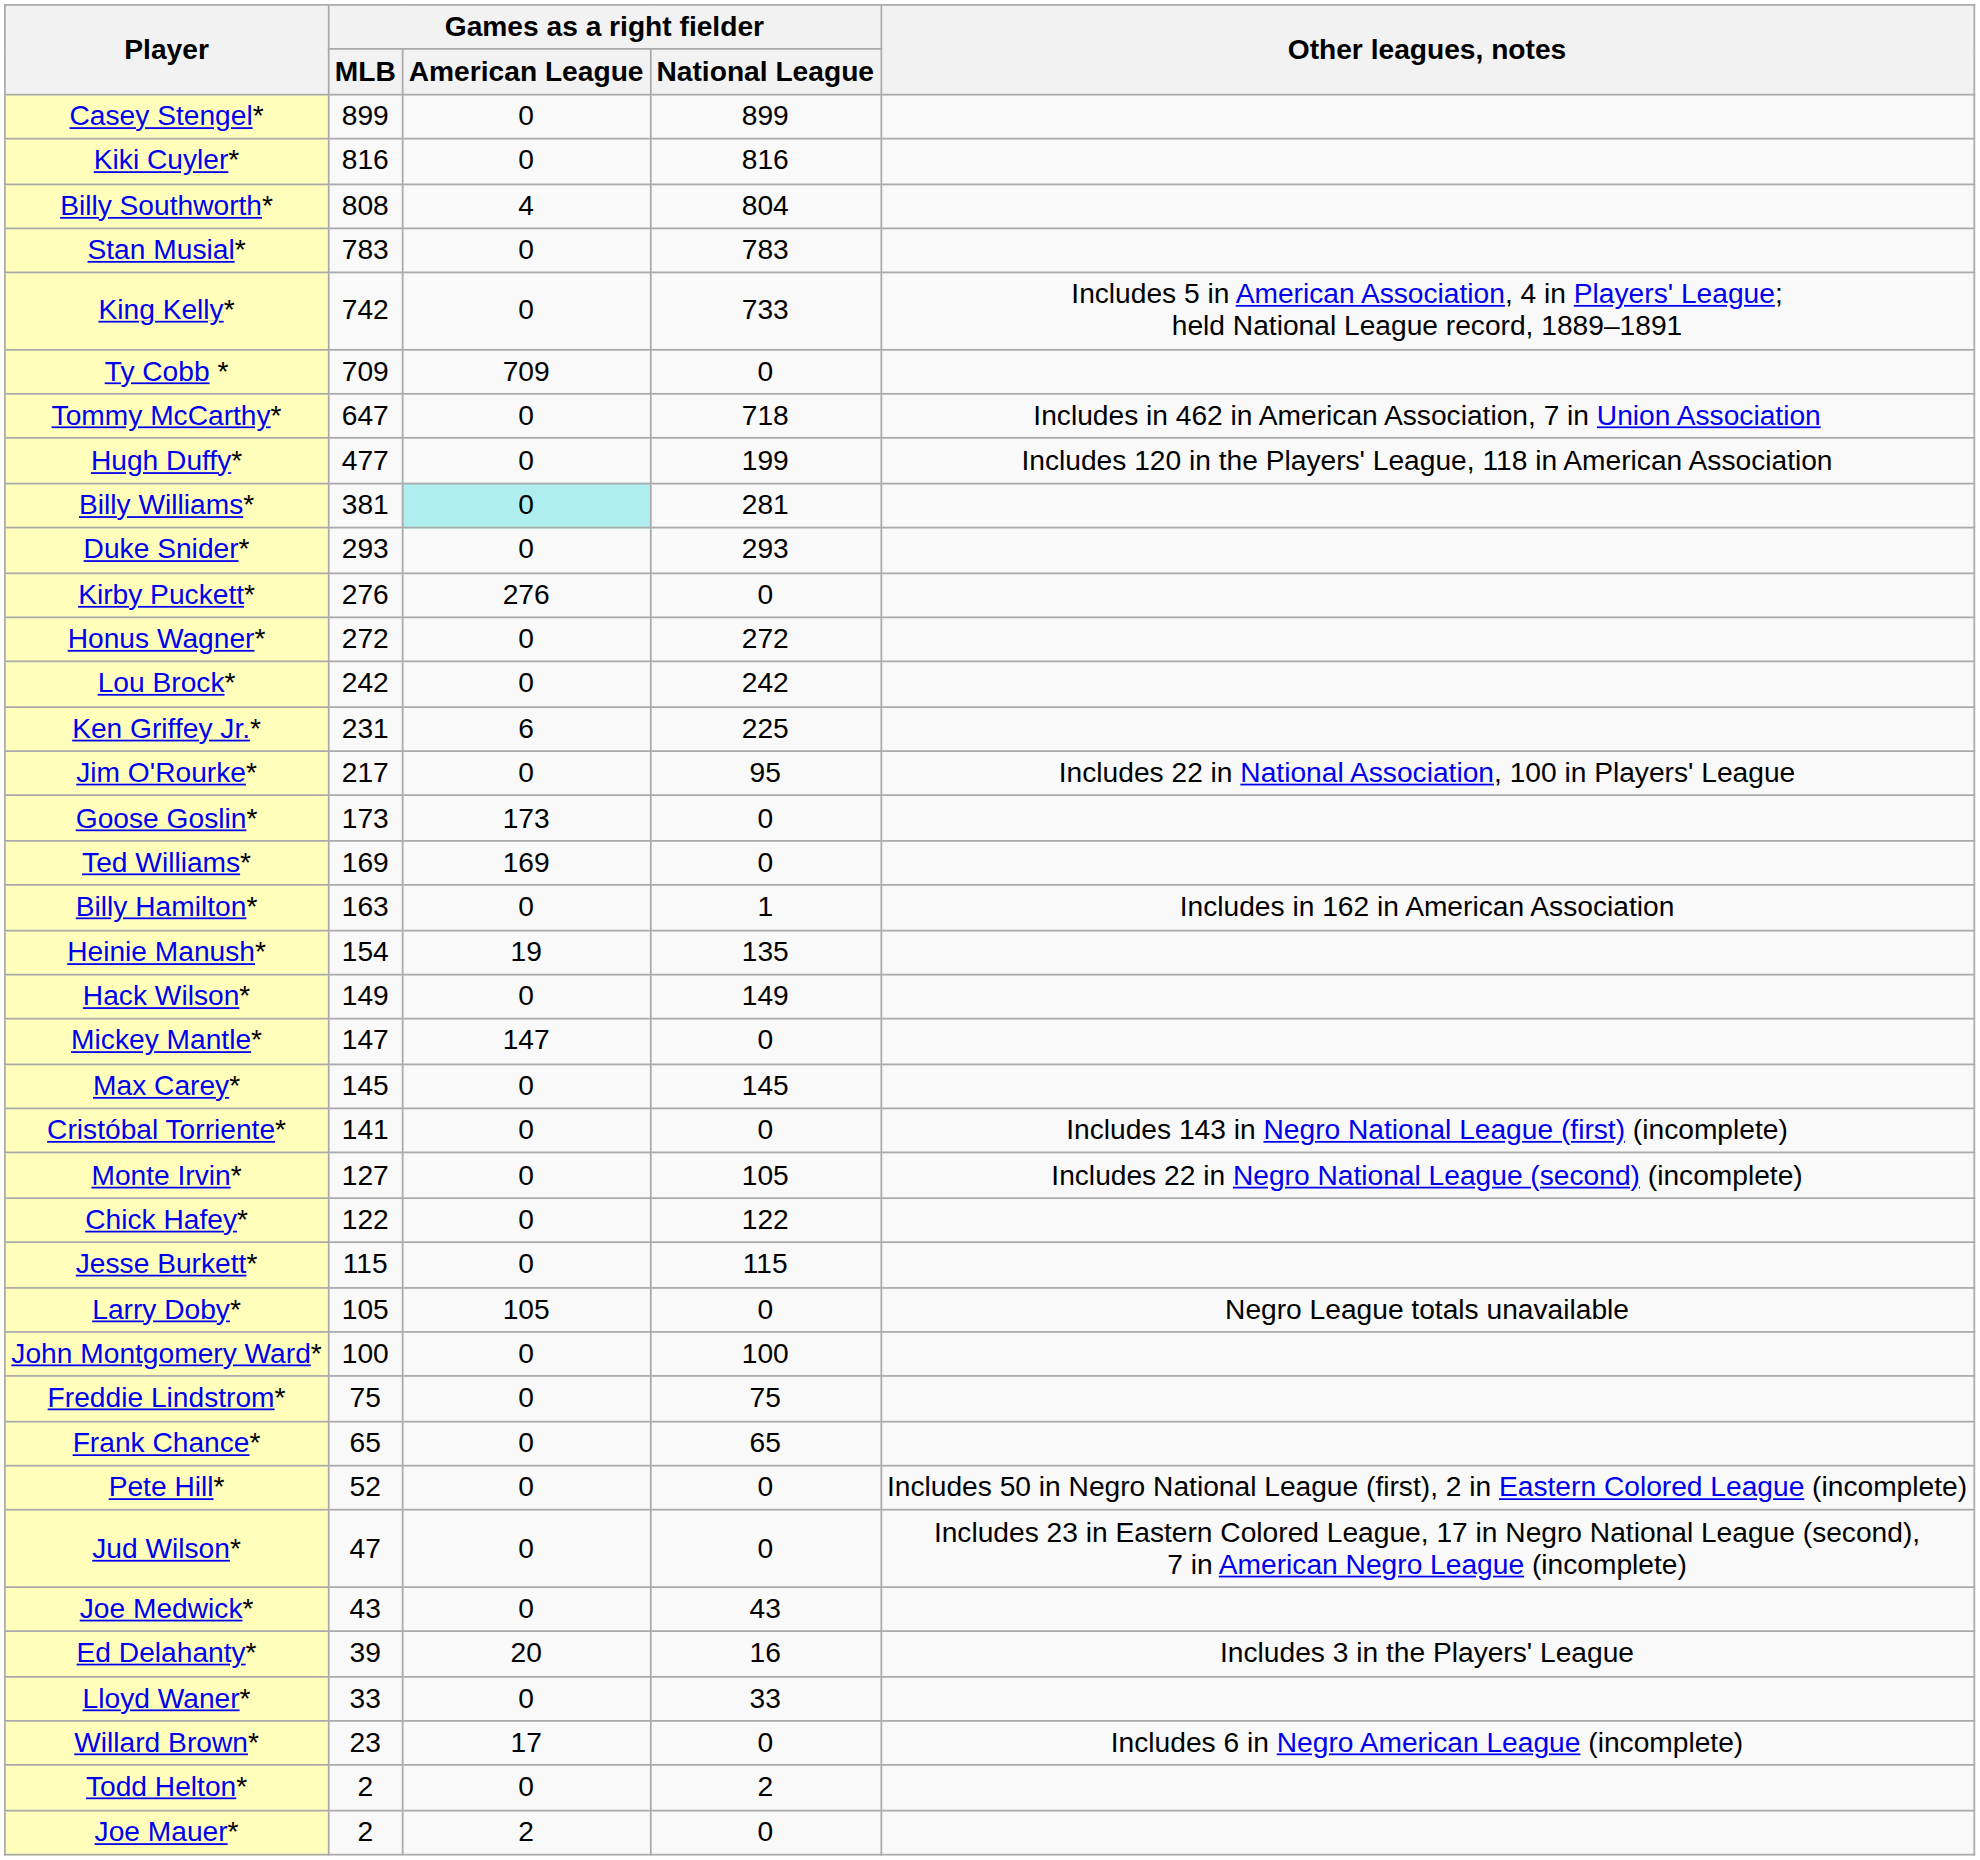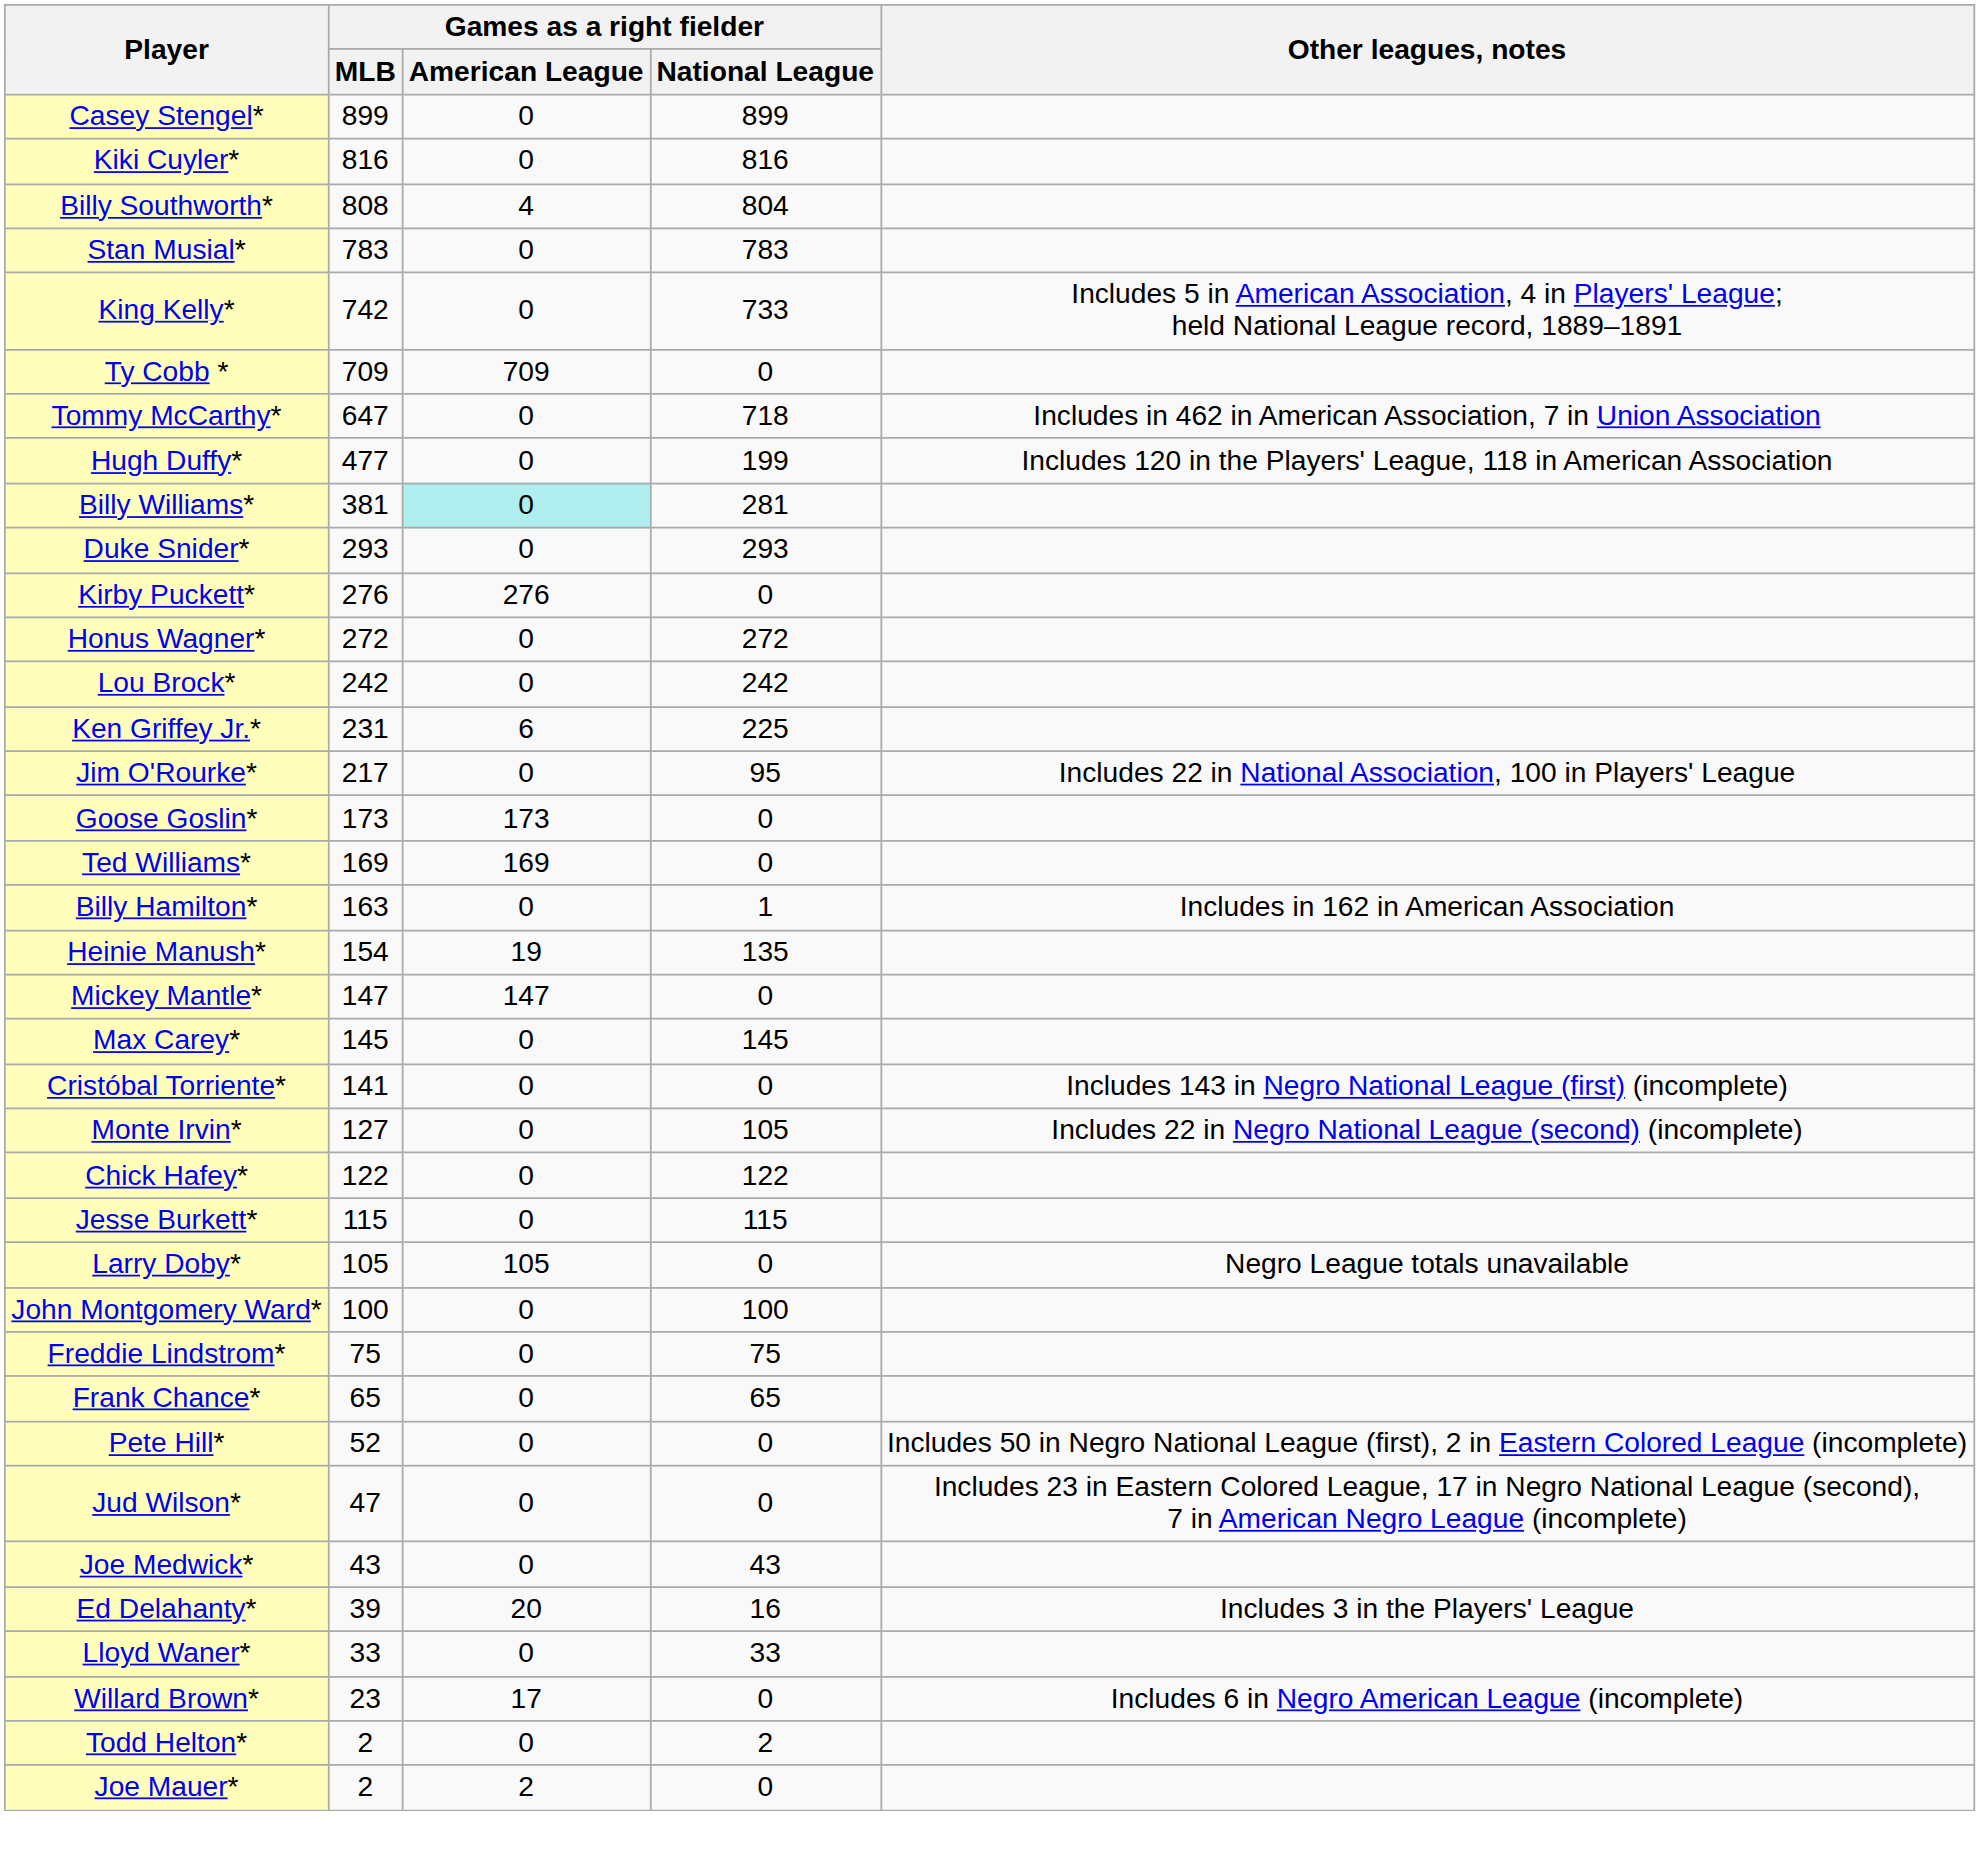- row: (167, 996)
